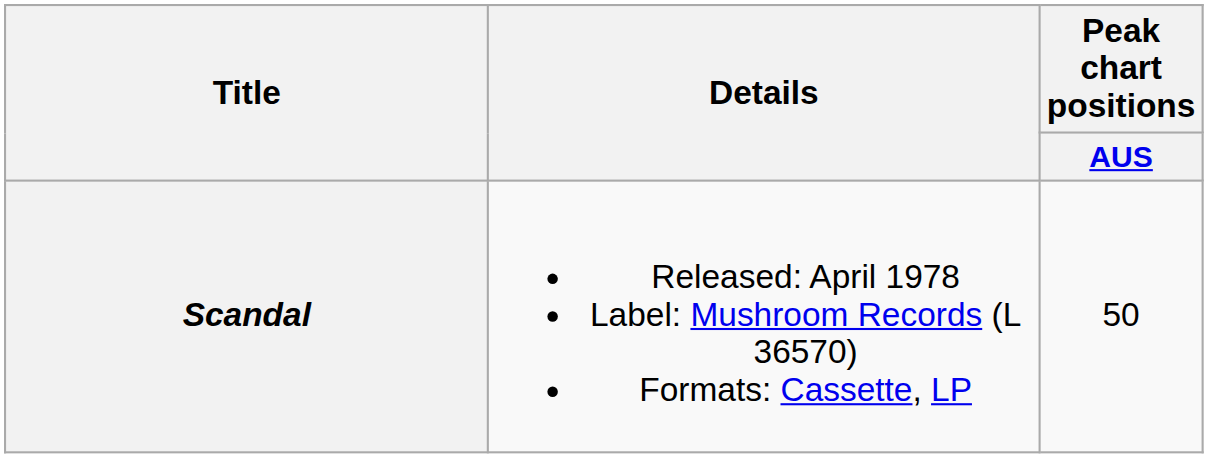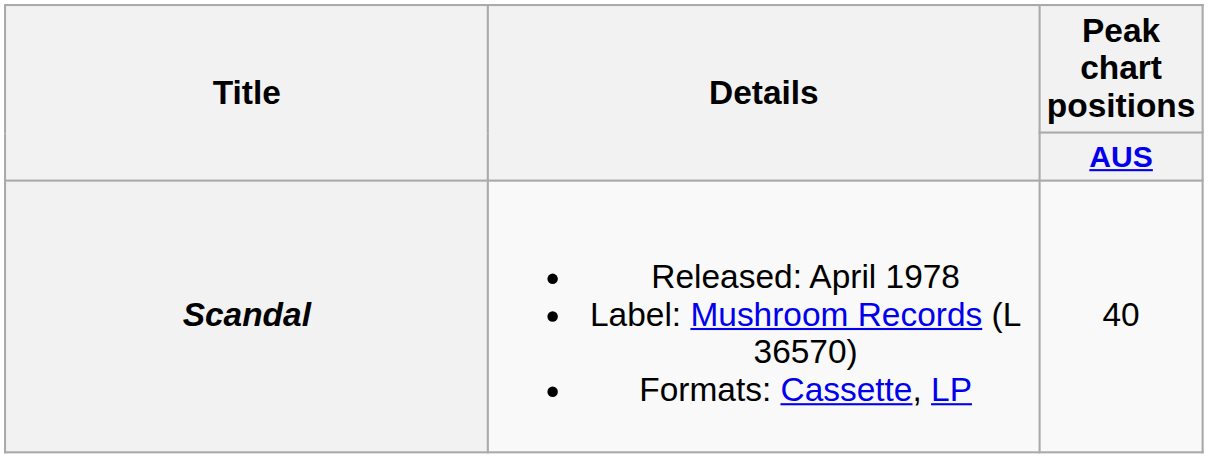(1121, 315) 50 -> (1121, 315) 40
